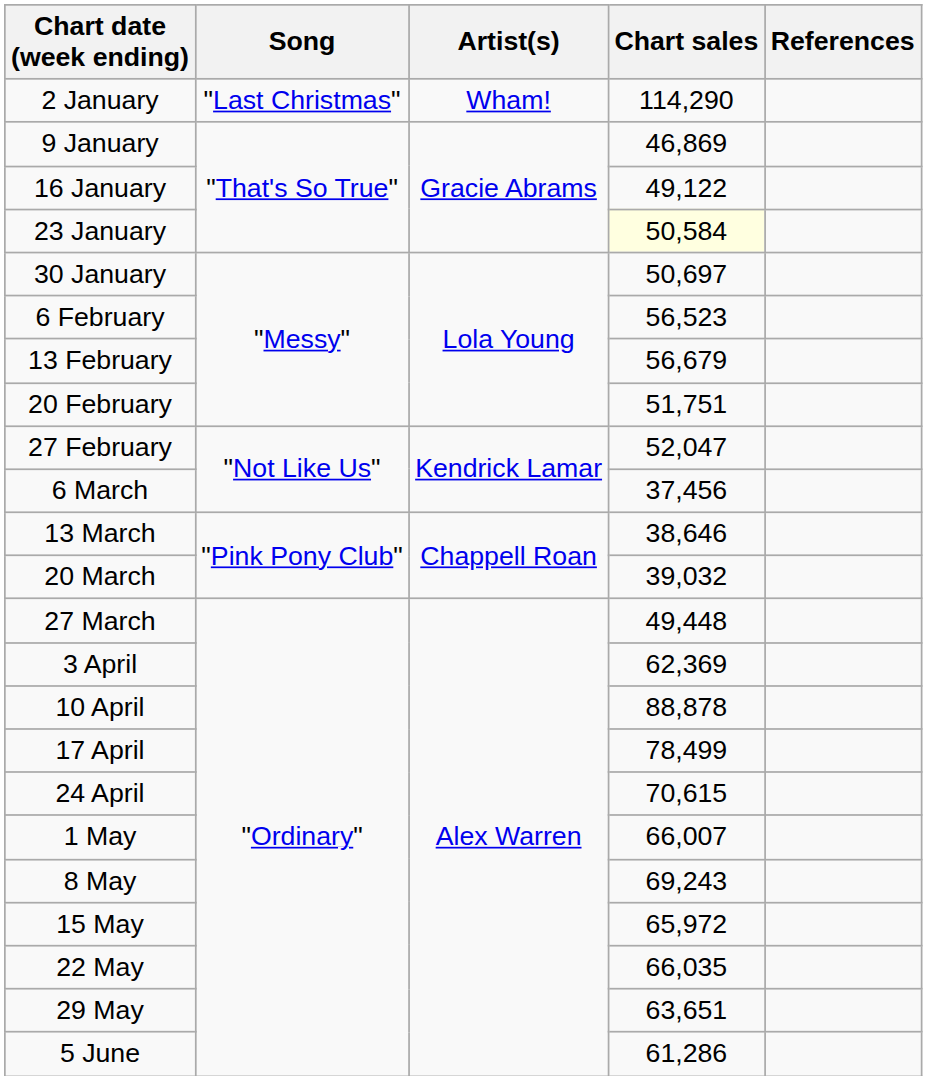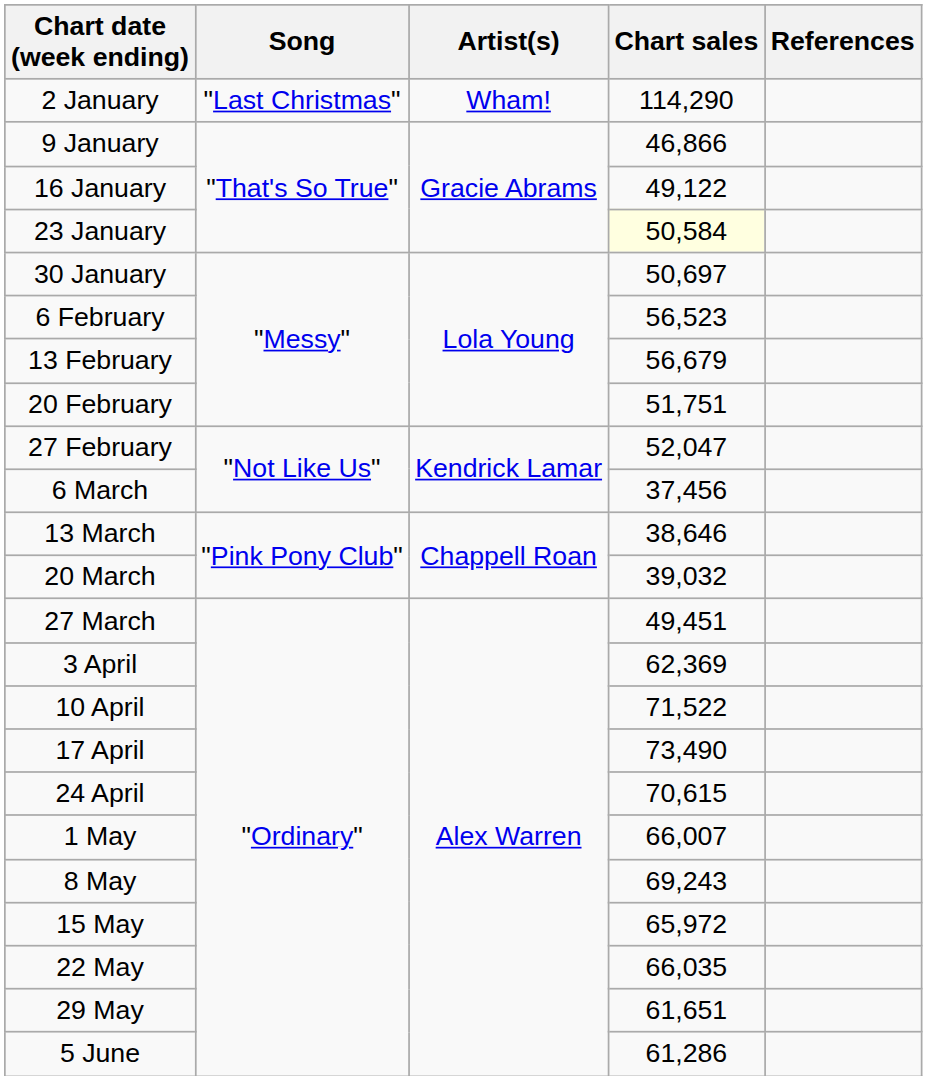(686, 143) 46,869 -> (686, 143) 46,866
(686, 619) 49,448 -> (686, 619) 49,451
(686, 706) 88,878 -> (686, 706) 71,522
(686, 749) 78,499 -> (686, 749) 73,490
(686, 1009) 63,651 -> (686, 1009) 61,651
